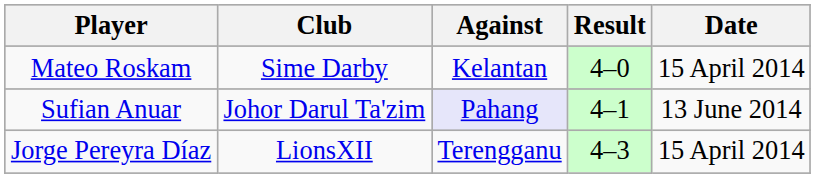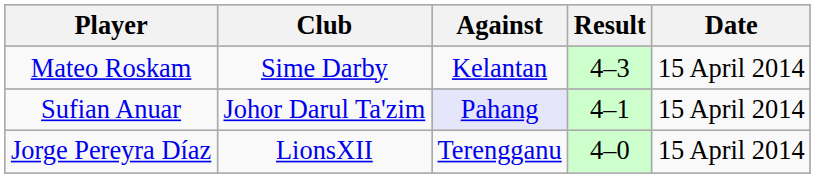(610, 67) 4–0 -> (610, 67) 4–3
(731, 109) 13 June 2014 -> (731, 109) 15 April 2014
(610, 151) 4–3 -> (610, 151) 4–0
